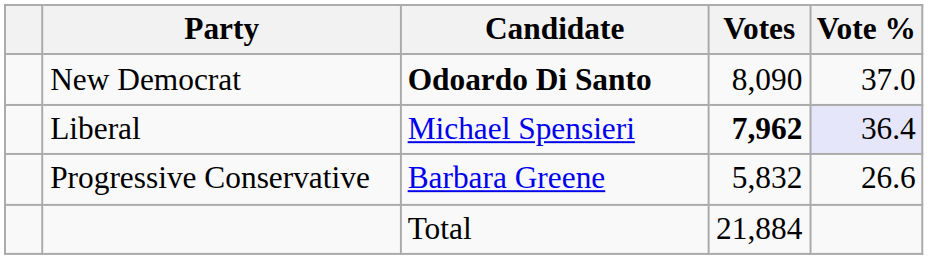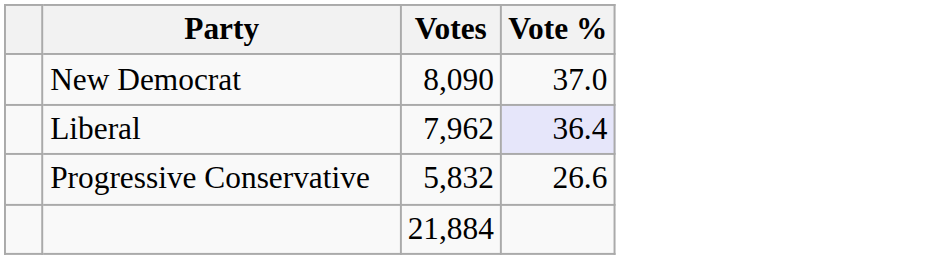- column: (555, 29)
(767, 128) bold -> (459, 128) normal
